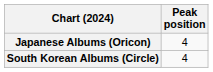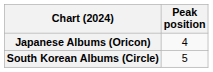(185, 59) 4 -> (185, 59) 5
